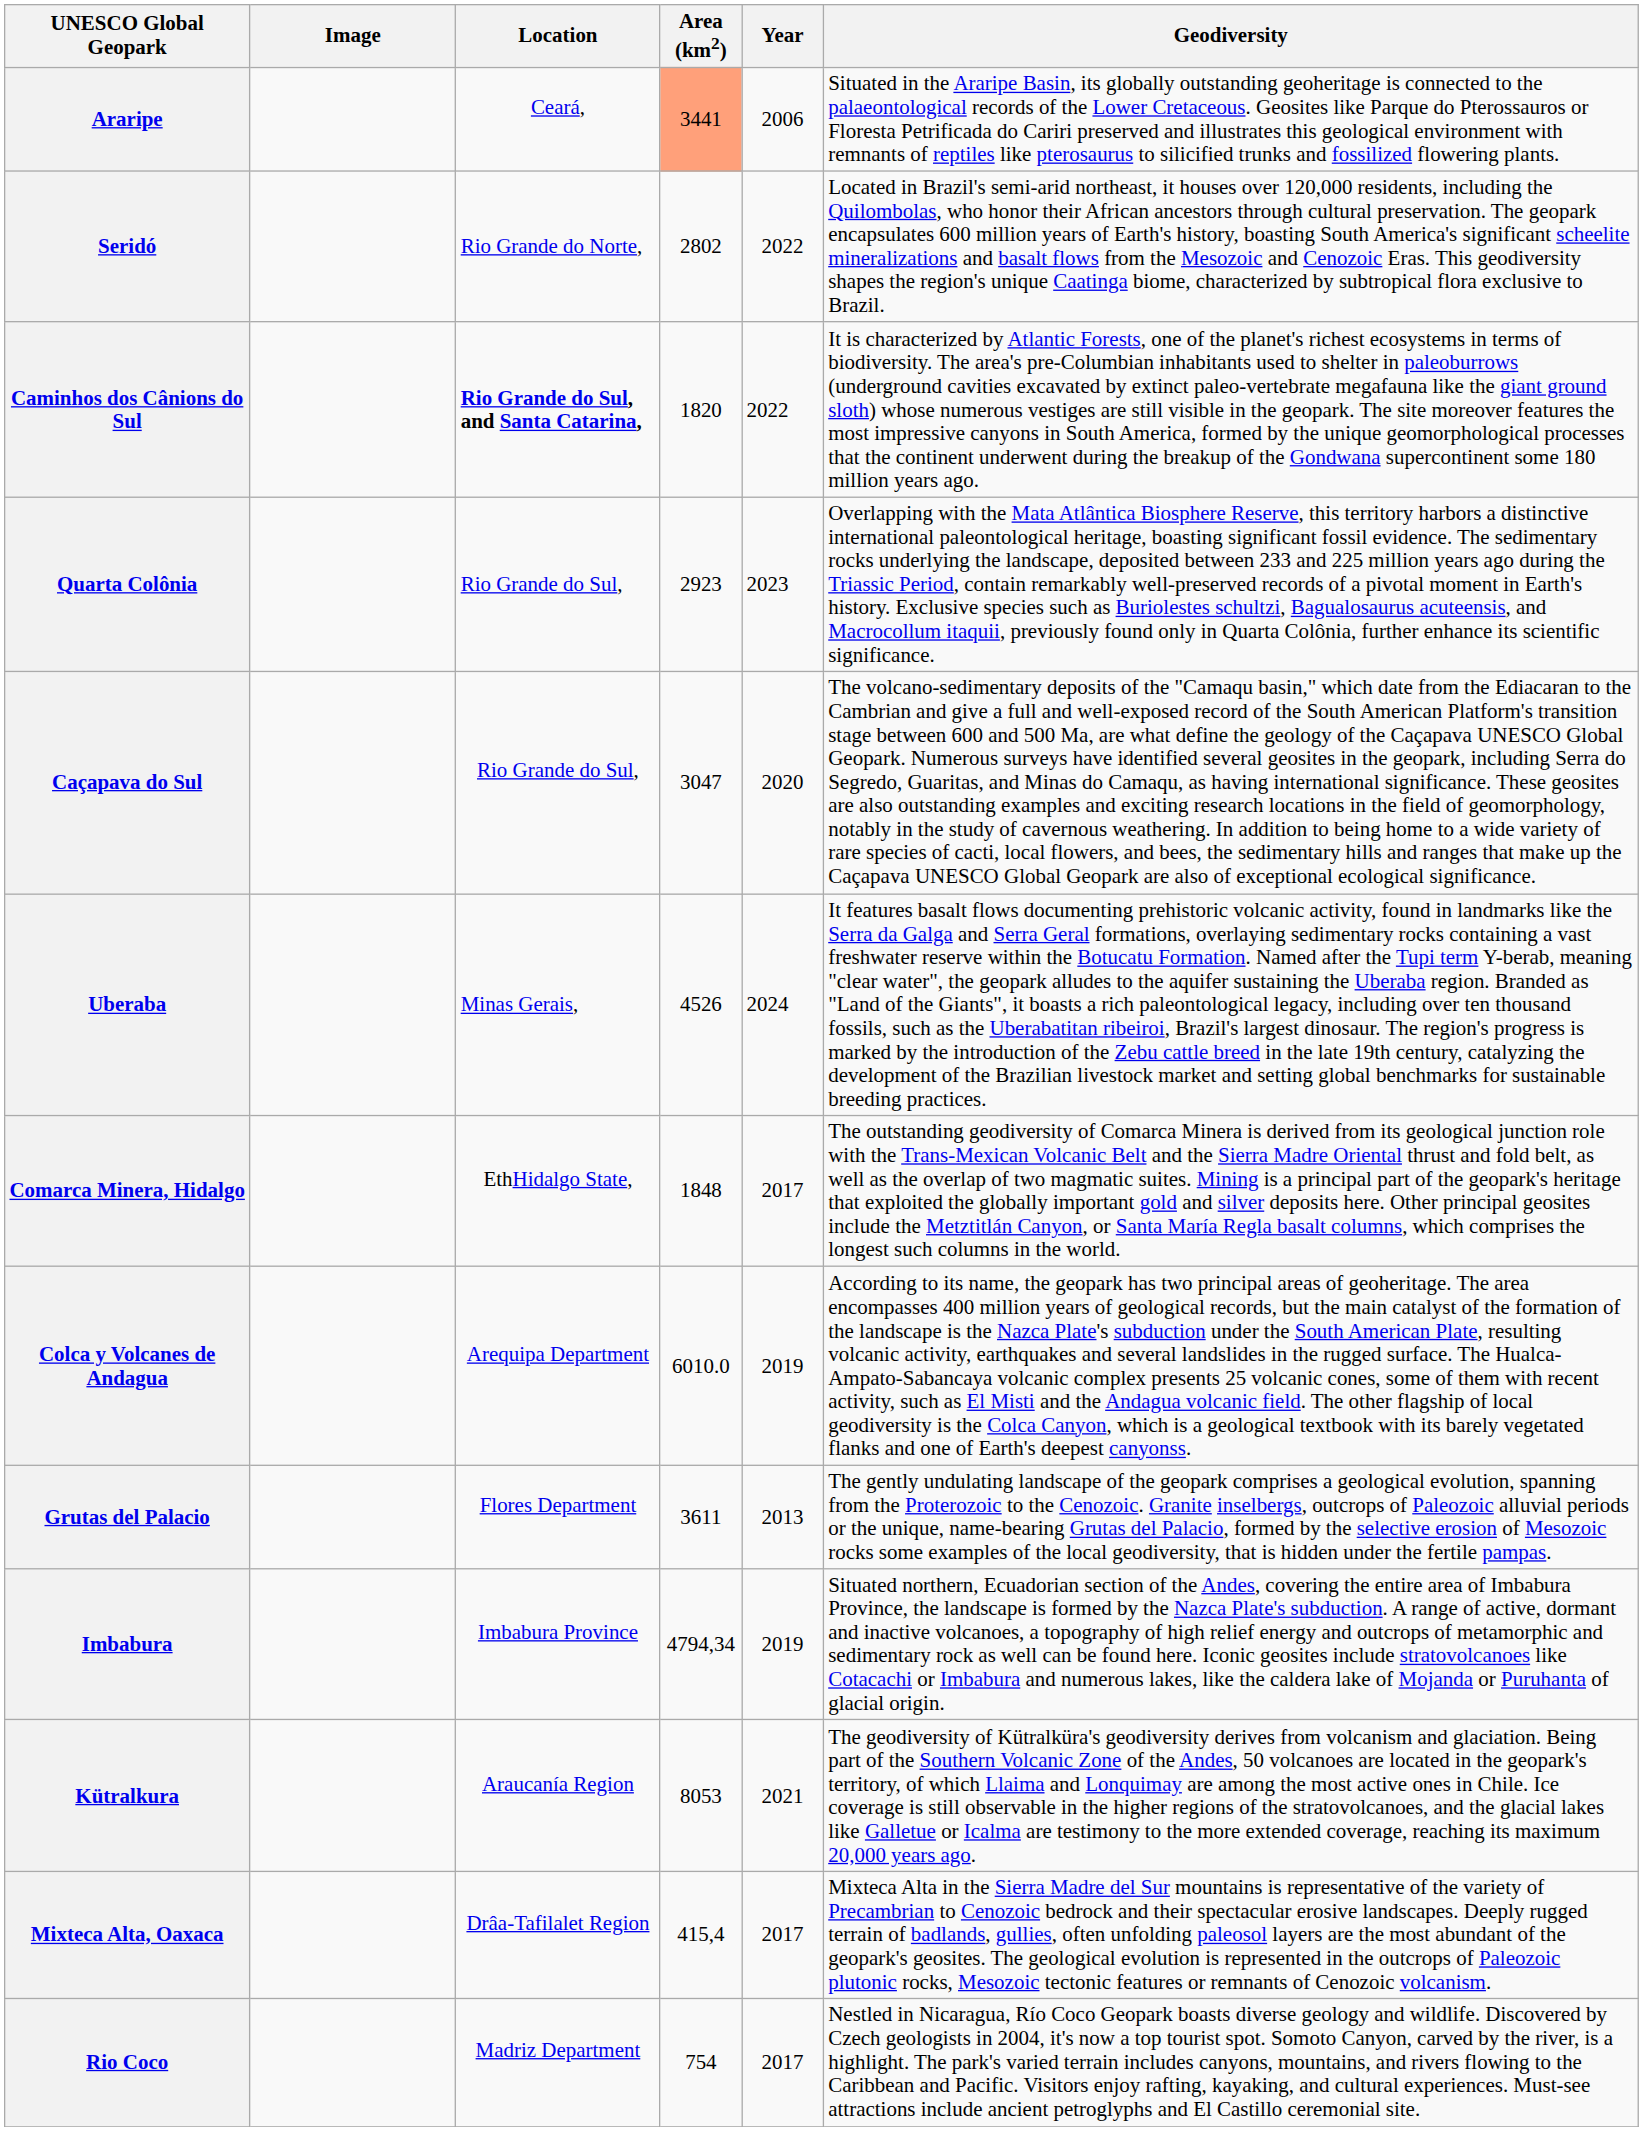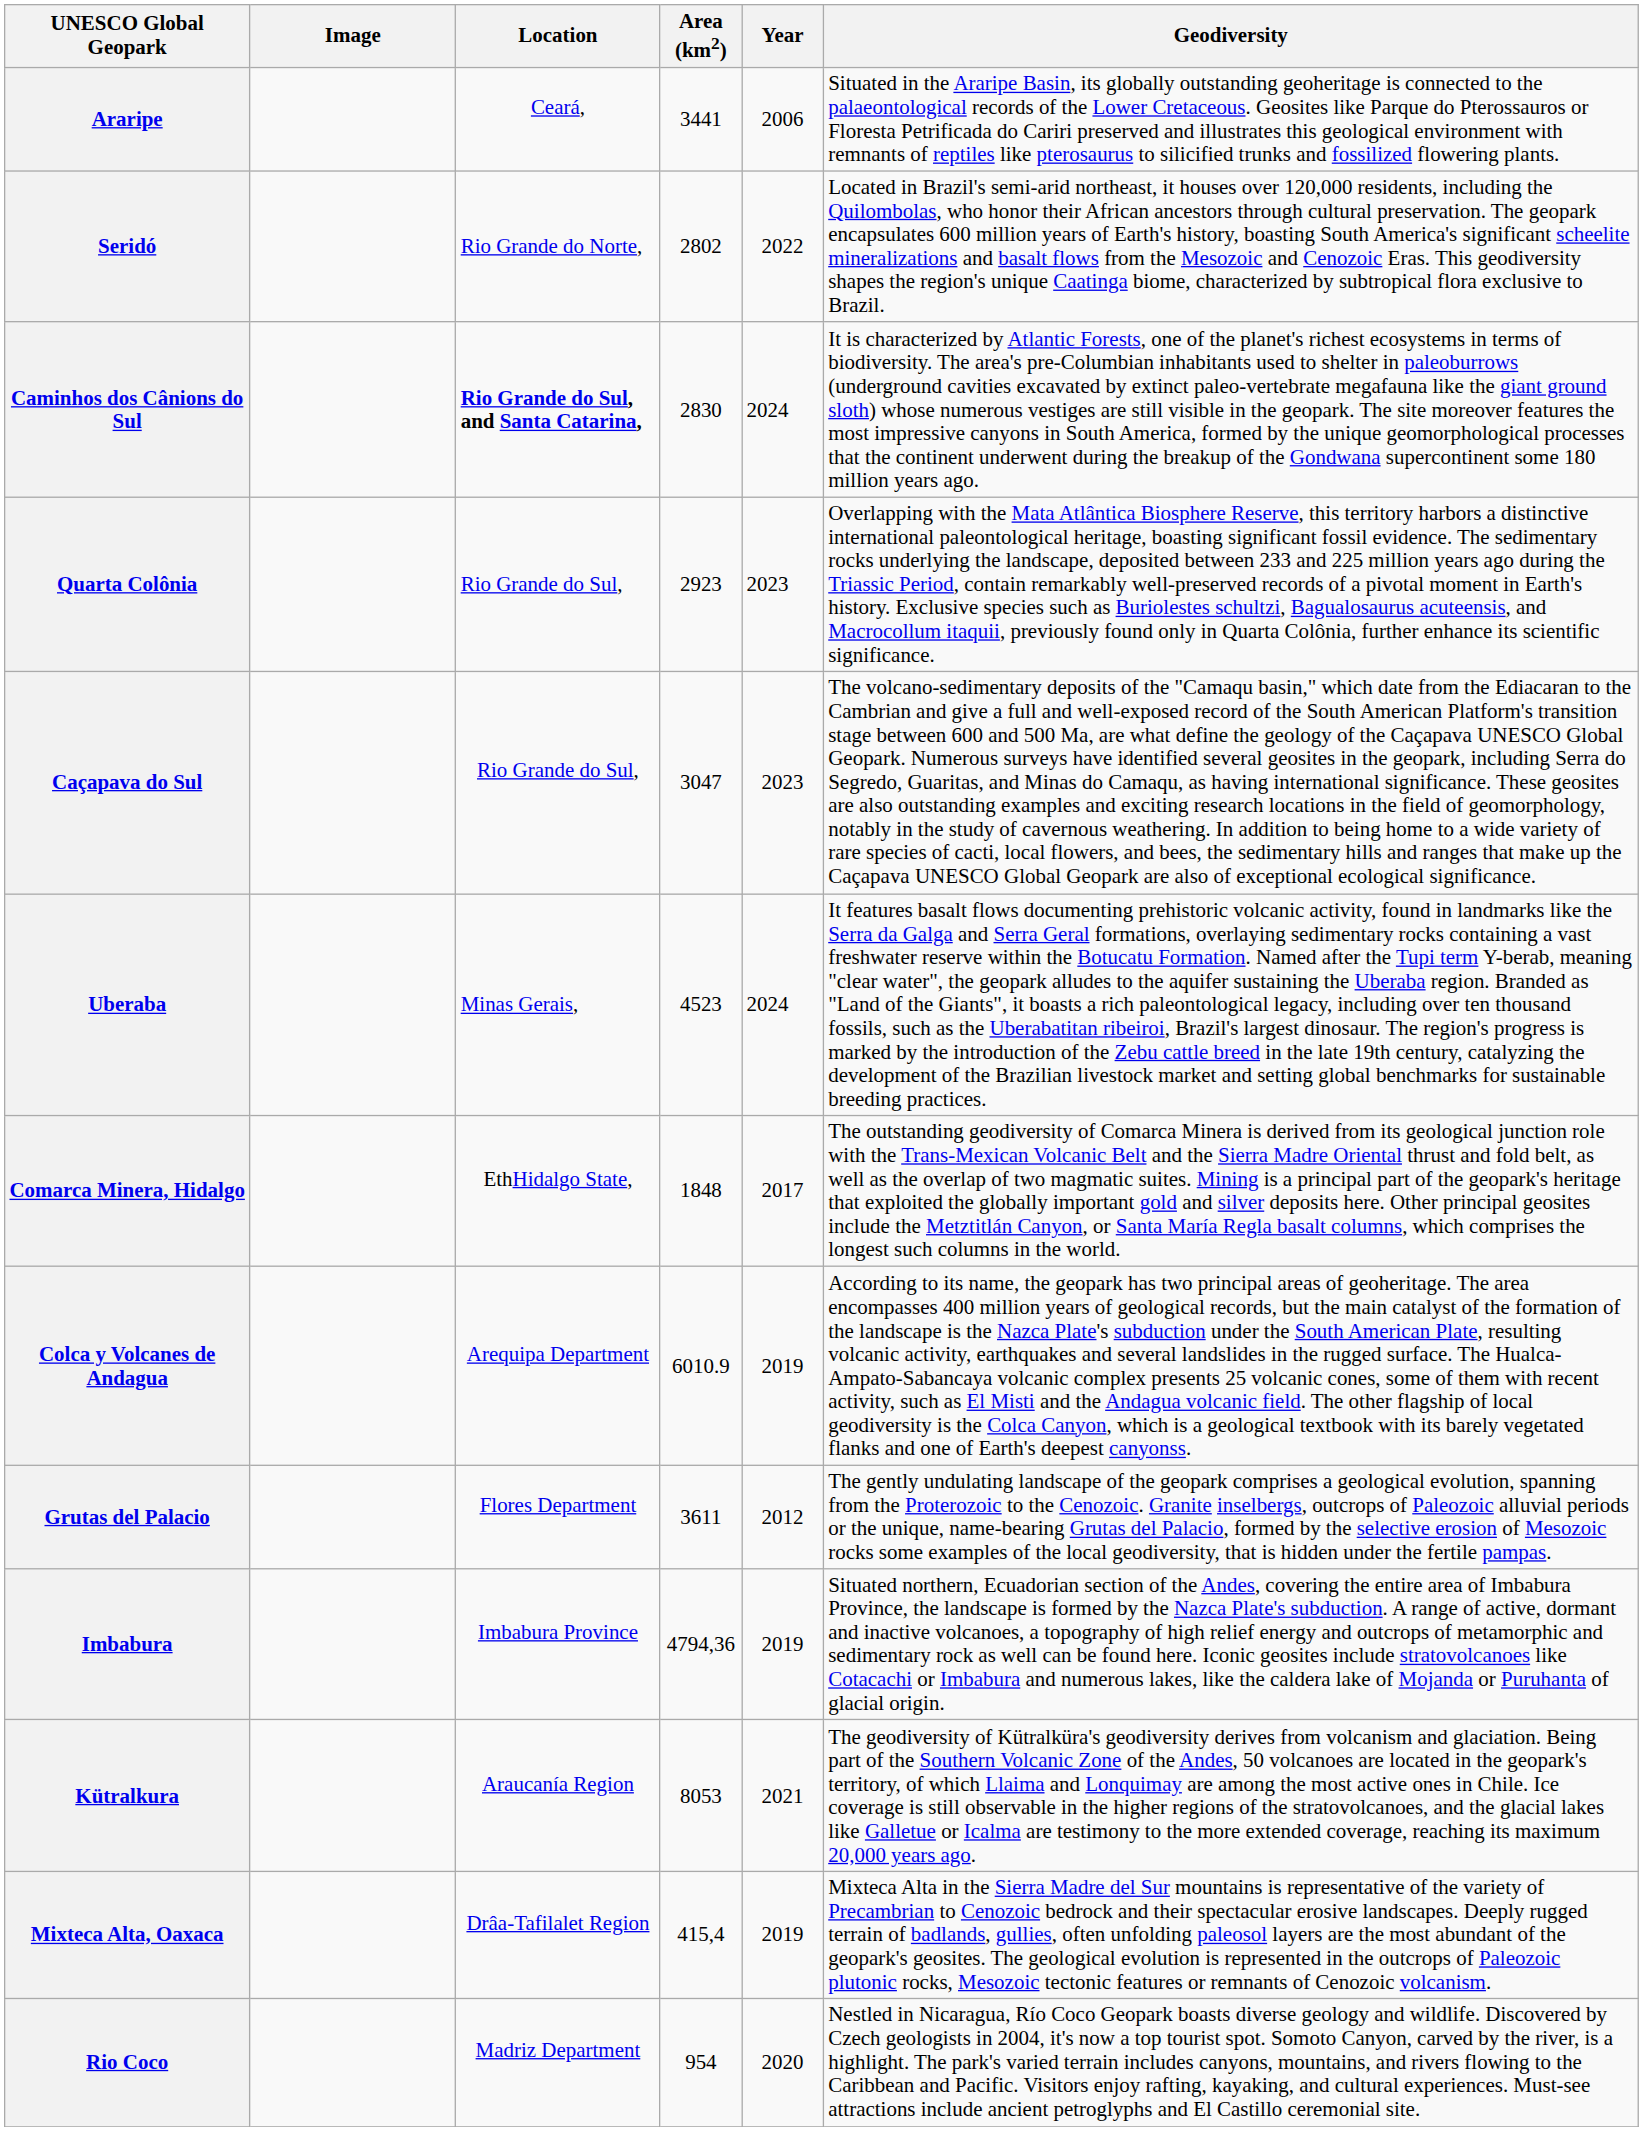(701, 118) lightsalmon background -> (701, 118) no background
(701, 409) 1820 -> (701, 409) 2830
(768, 409) 2022 -> (768, 409) 2024
(783, 782) 2020 -> (783, 782) 2023
(701, 1004) 4526 -> (701, 1004) 4523
(701, 1365) 6010.0 -> (701, 1365) 6010.9
(783, 1516) 2013 -> (783, 1516) 2012
(701, 1644) 4794,34 -> (701, 1644) 4794,36
(783, 1934) 2017 -> (783, 1934) 2019
(701, 2062) 754 -> (701, 2062) 954
(783, 2062) 2017 -> (783, 2062) 2020
